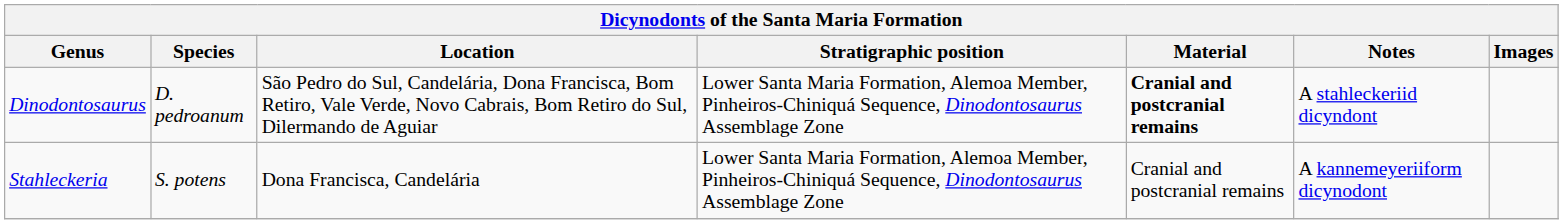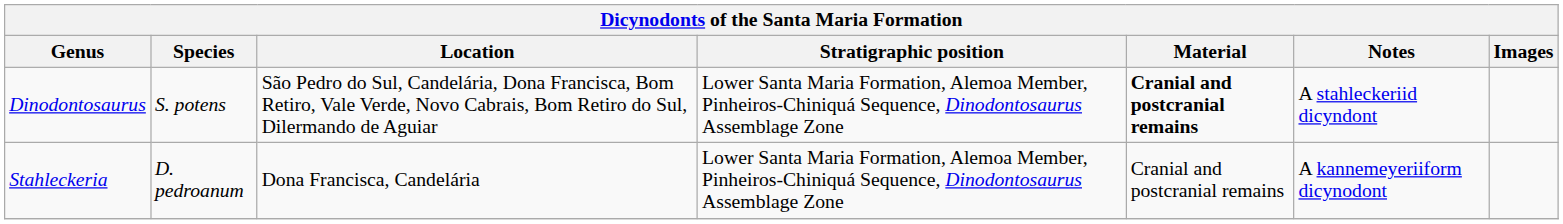(199, 104) D. pedroanum -> (190, 104) S. potens
(190, 180) S. potens -> (199, 180) D. pedroanum
